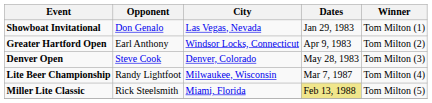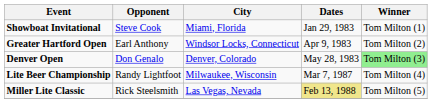(139, 28) Don Genalo -> (138, 28) Steve Cook
(223, 28) Las Vegas, Nevada -> (216, 28) Miami, Florida
(138, 59) Steve Cook -> (139, 59) Don Genalo
(394, 59) no background -> (394, 59) lightgreen background
(216, 91) Miami, Florida -> (223, 91) Las Vegas, Nevada
